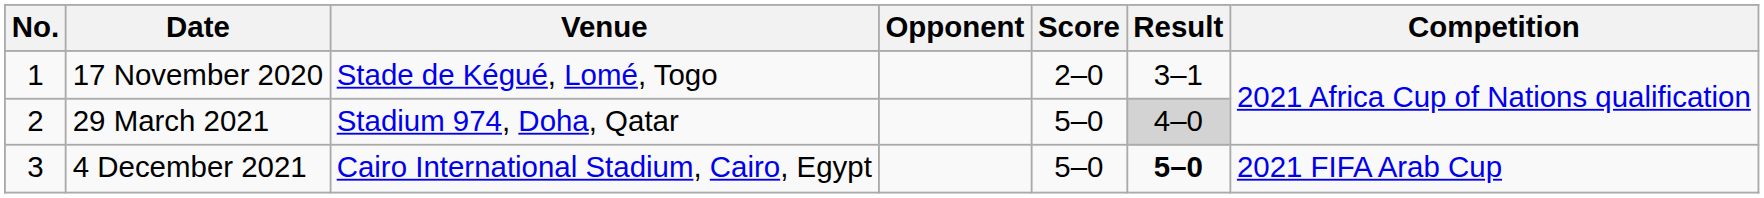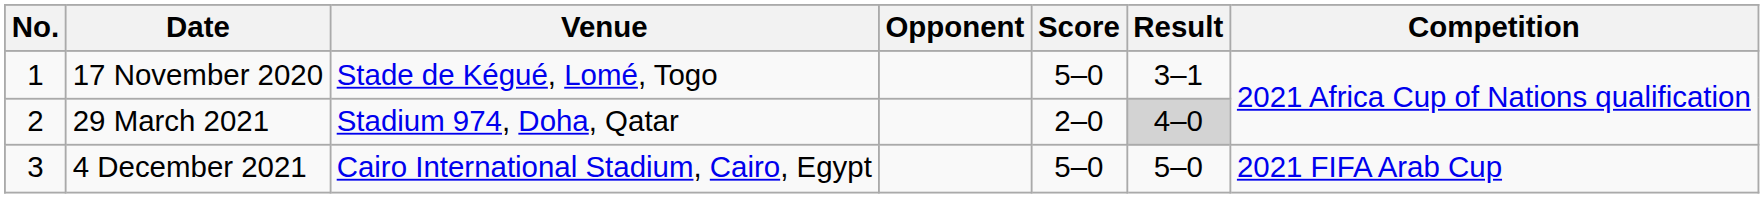(1079, 74) 2–0 -> (1079, 74) 5–0
(1079, 121) 5–0 -> (1079, 121) 2–0
(1178, 167) bold -> (1178, 167) normal
